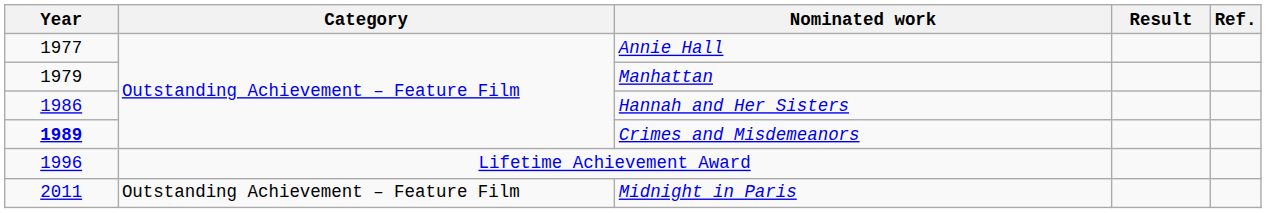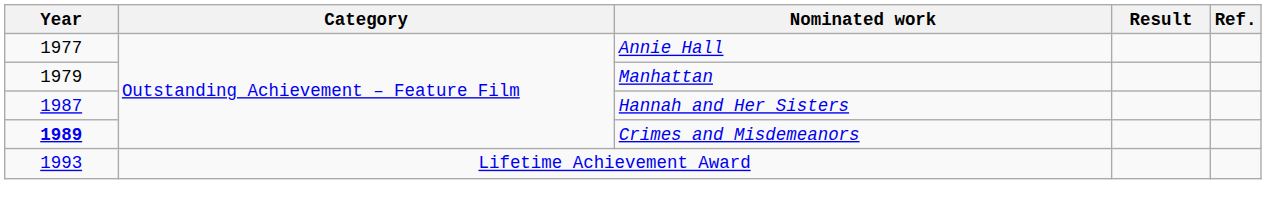(61, 106) 1986 -> (61, 106) 1987
(61, 163) 1996 -> (61, 163) 1993
- row: (708, 192)
